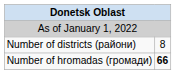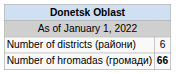(162, 45) 8 -> (162, 45) 6
